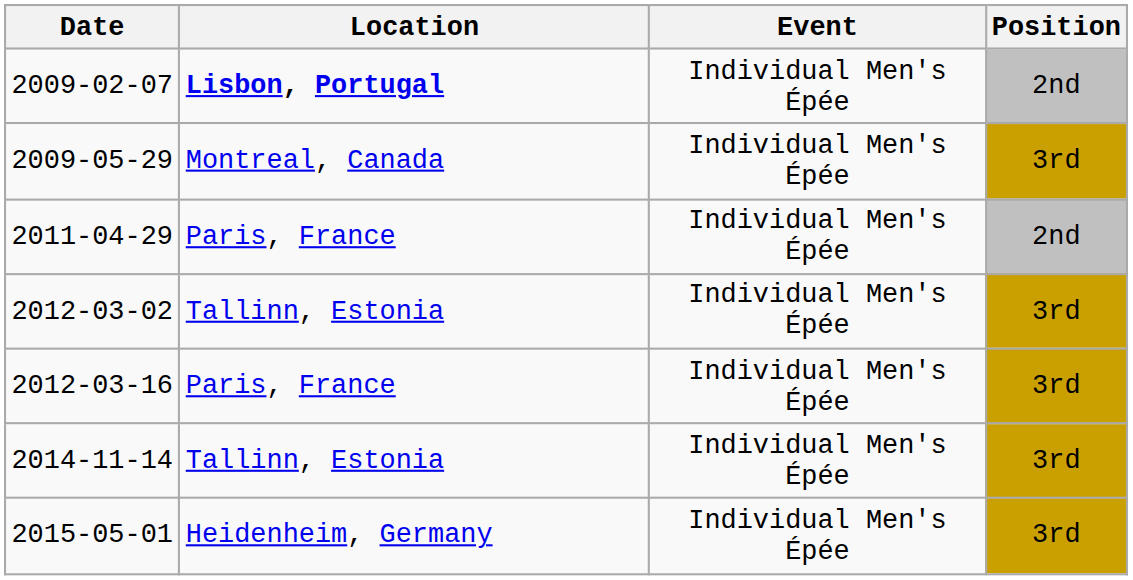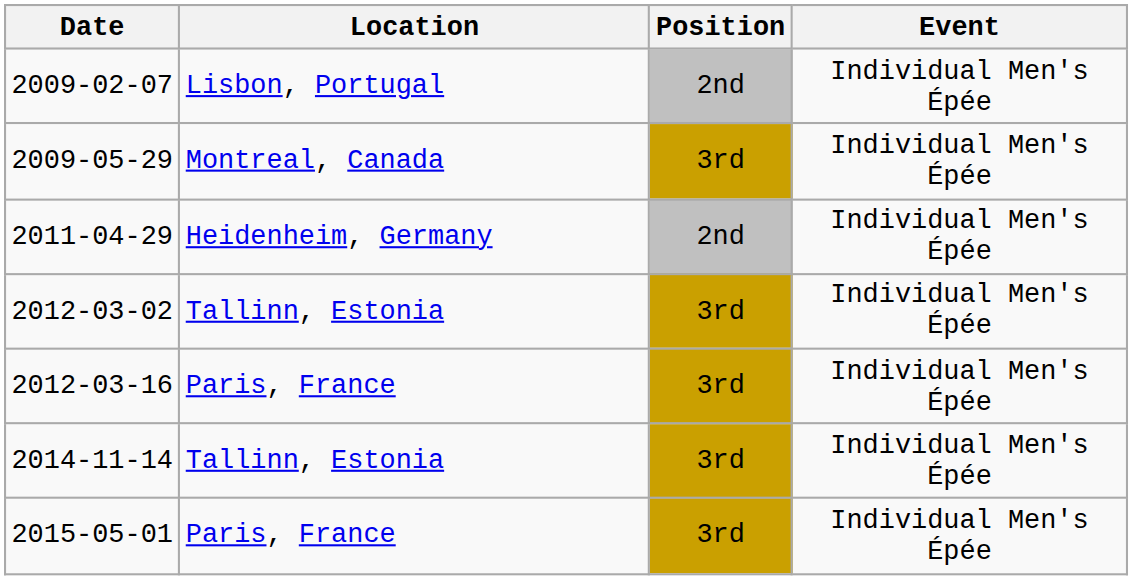columns swapped: (817, 27) <-> (1056, 27)
(315, 86) bold -> (315, 86) normal
(291, 236) Paris, France -> (339, 236) Heidenheim, Germany
(339, 536) Heidenheim, Germany -> (291, 536) Paris, France
